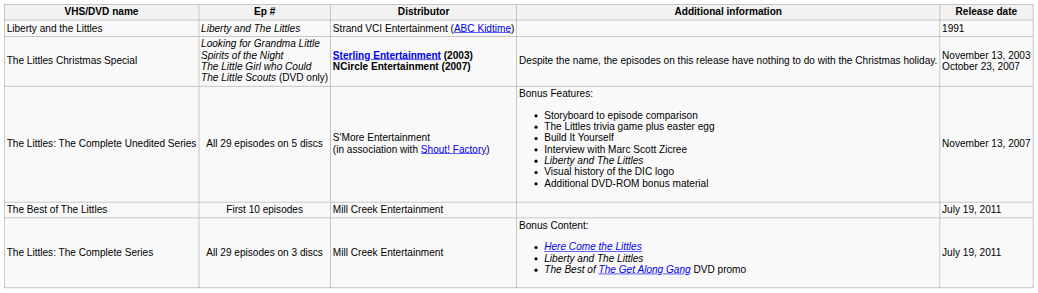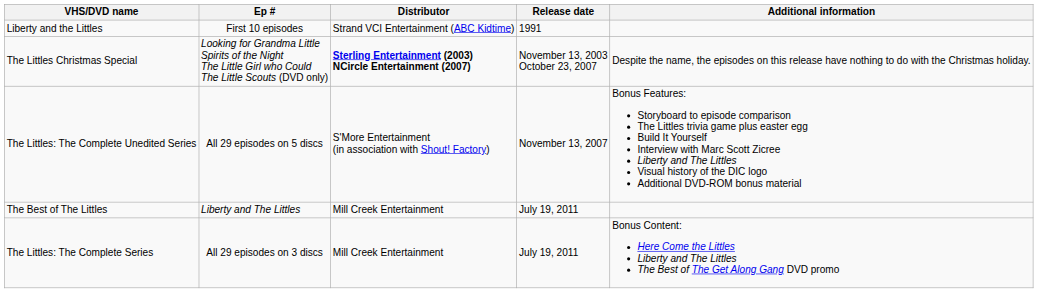columns swapped: (986, 12) <-> (728, 12)
(251, 28) Liberty and The Littles -> (265, 28) First 10 episodes
(265, 209) First 10 episodes -> (251, 209) Liberty and The Littles
